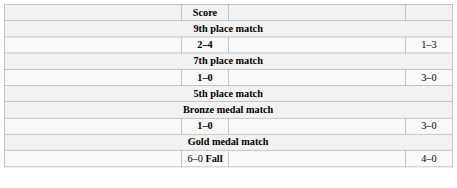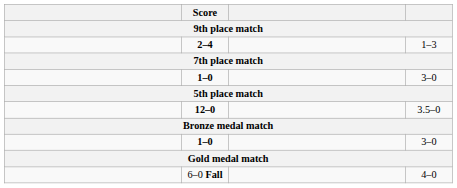+ row: (205, 110)
